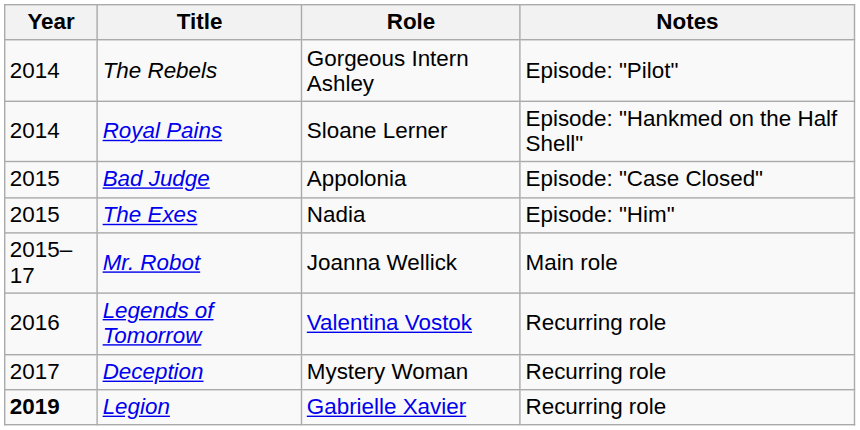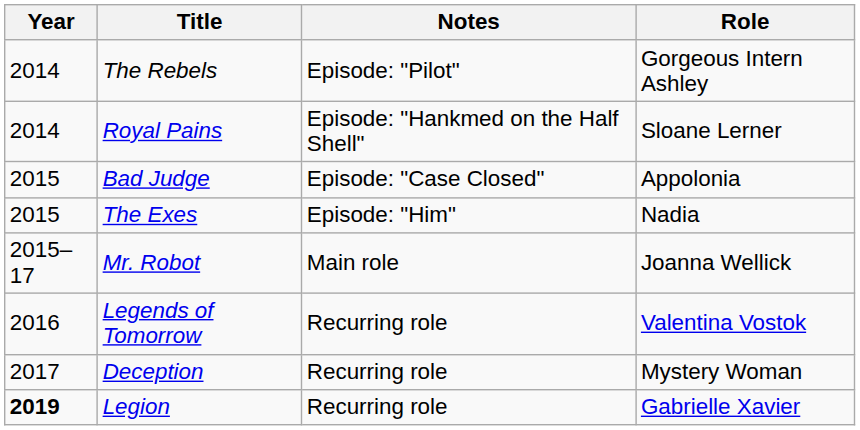columns swapped: (411, 22) <-> (687, 22)
